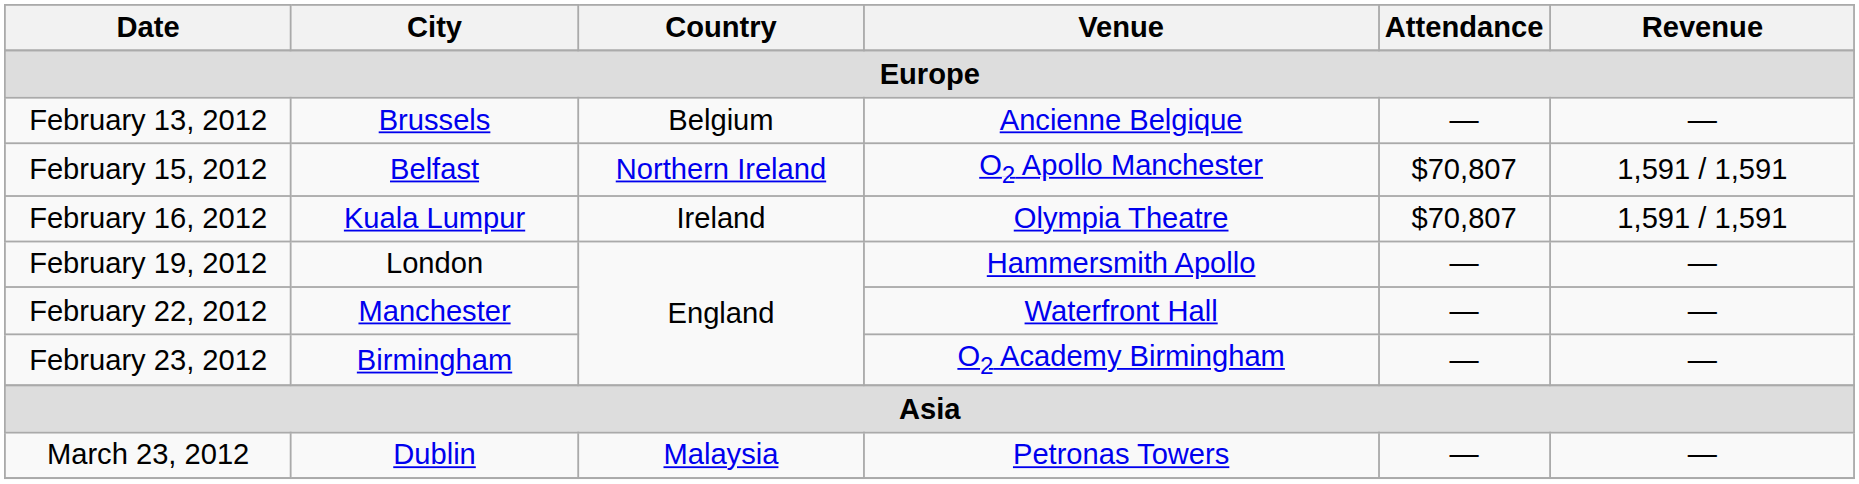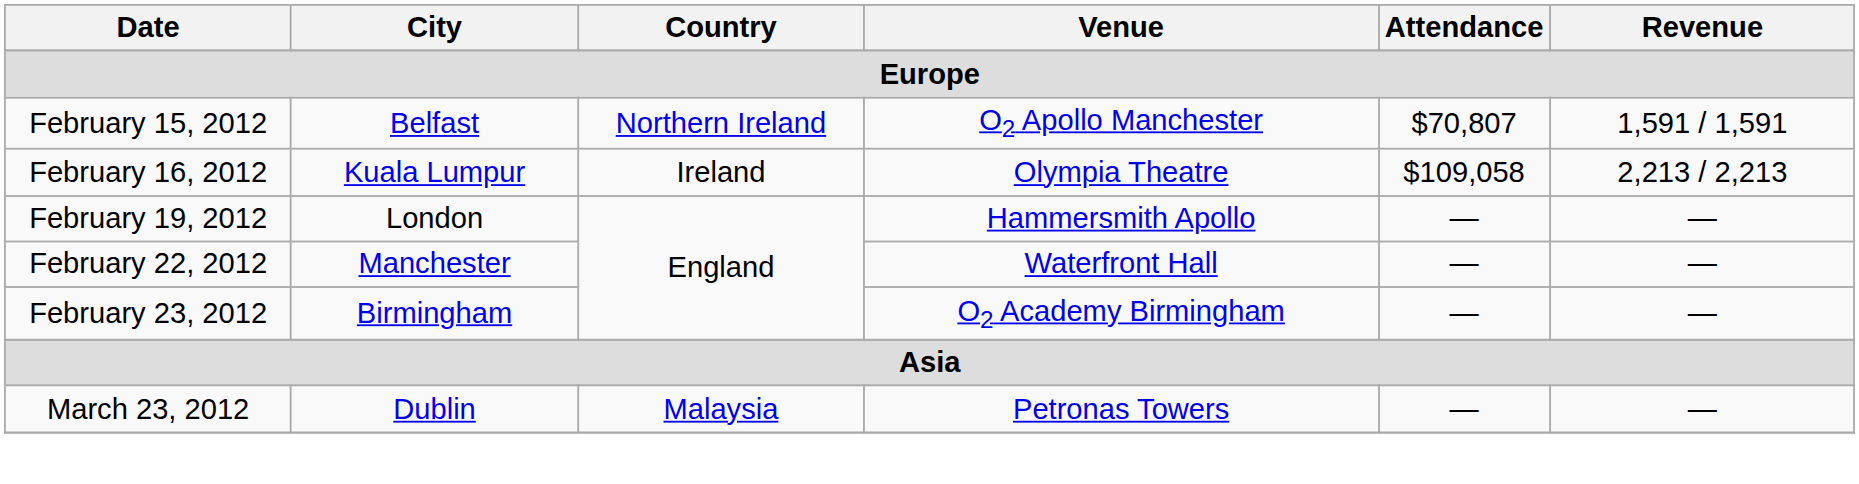- row: (148, 119)
(1464, 218) $70,807 -> (1464, 171) $109,058
(1702, 218) 1,591 / 1,591 -> (1702, 171) 2,213 / 2,213
